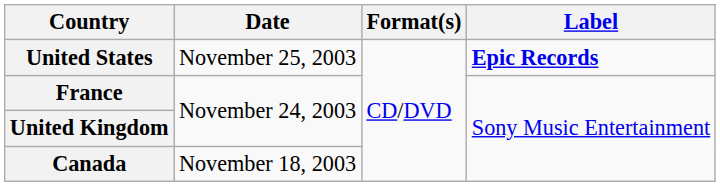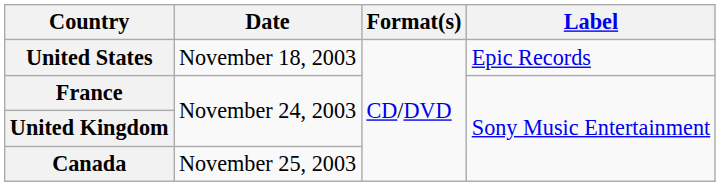(268, 57) November 25, 2003 -> (268, 57) November 18, 2003
(535, 57) bold -> (531, 57) normal
(268, 163) November 18, 2003 -> (268, 163) November 25, 2003
